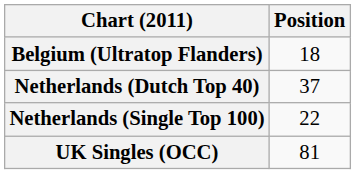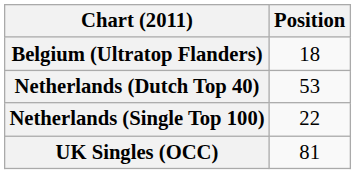(310, 86) 37 -> (310, 86) 53
